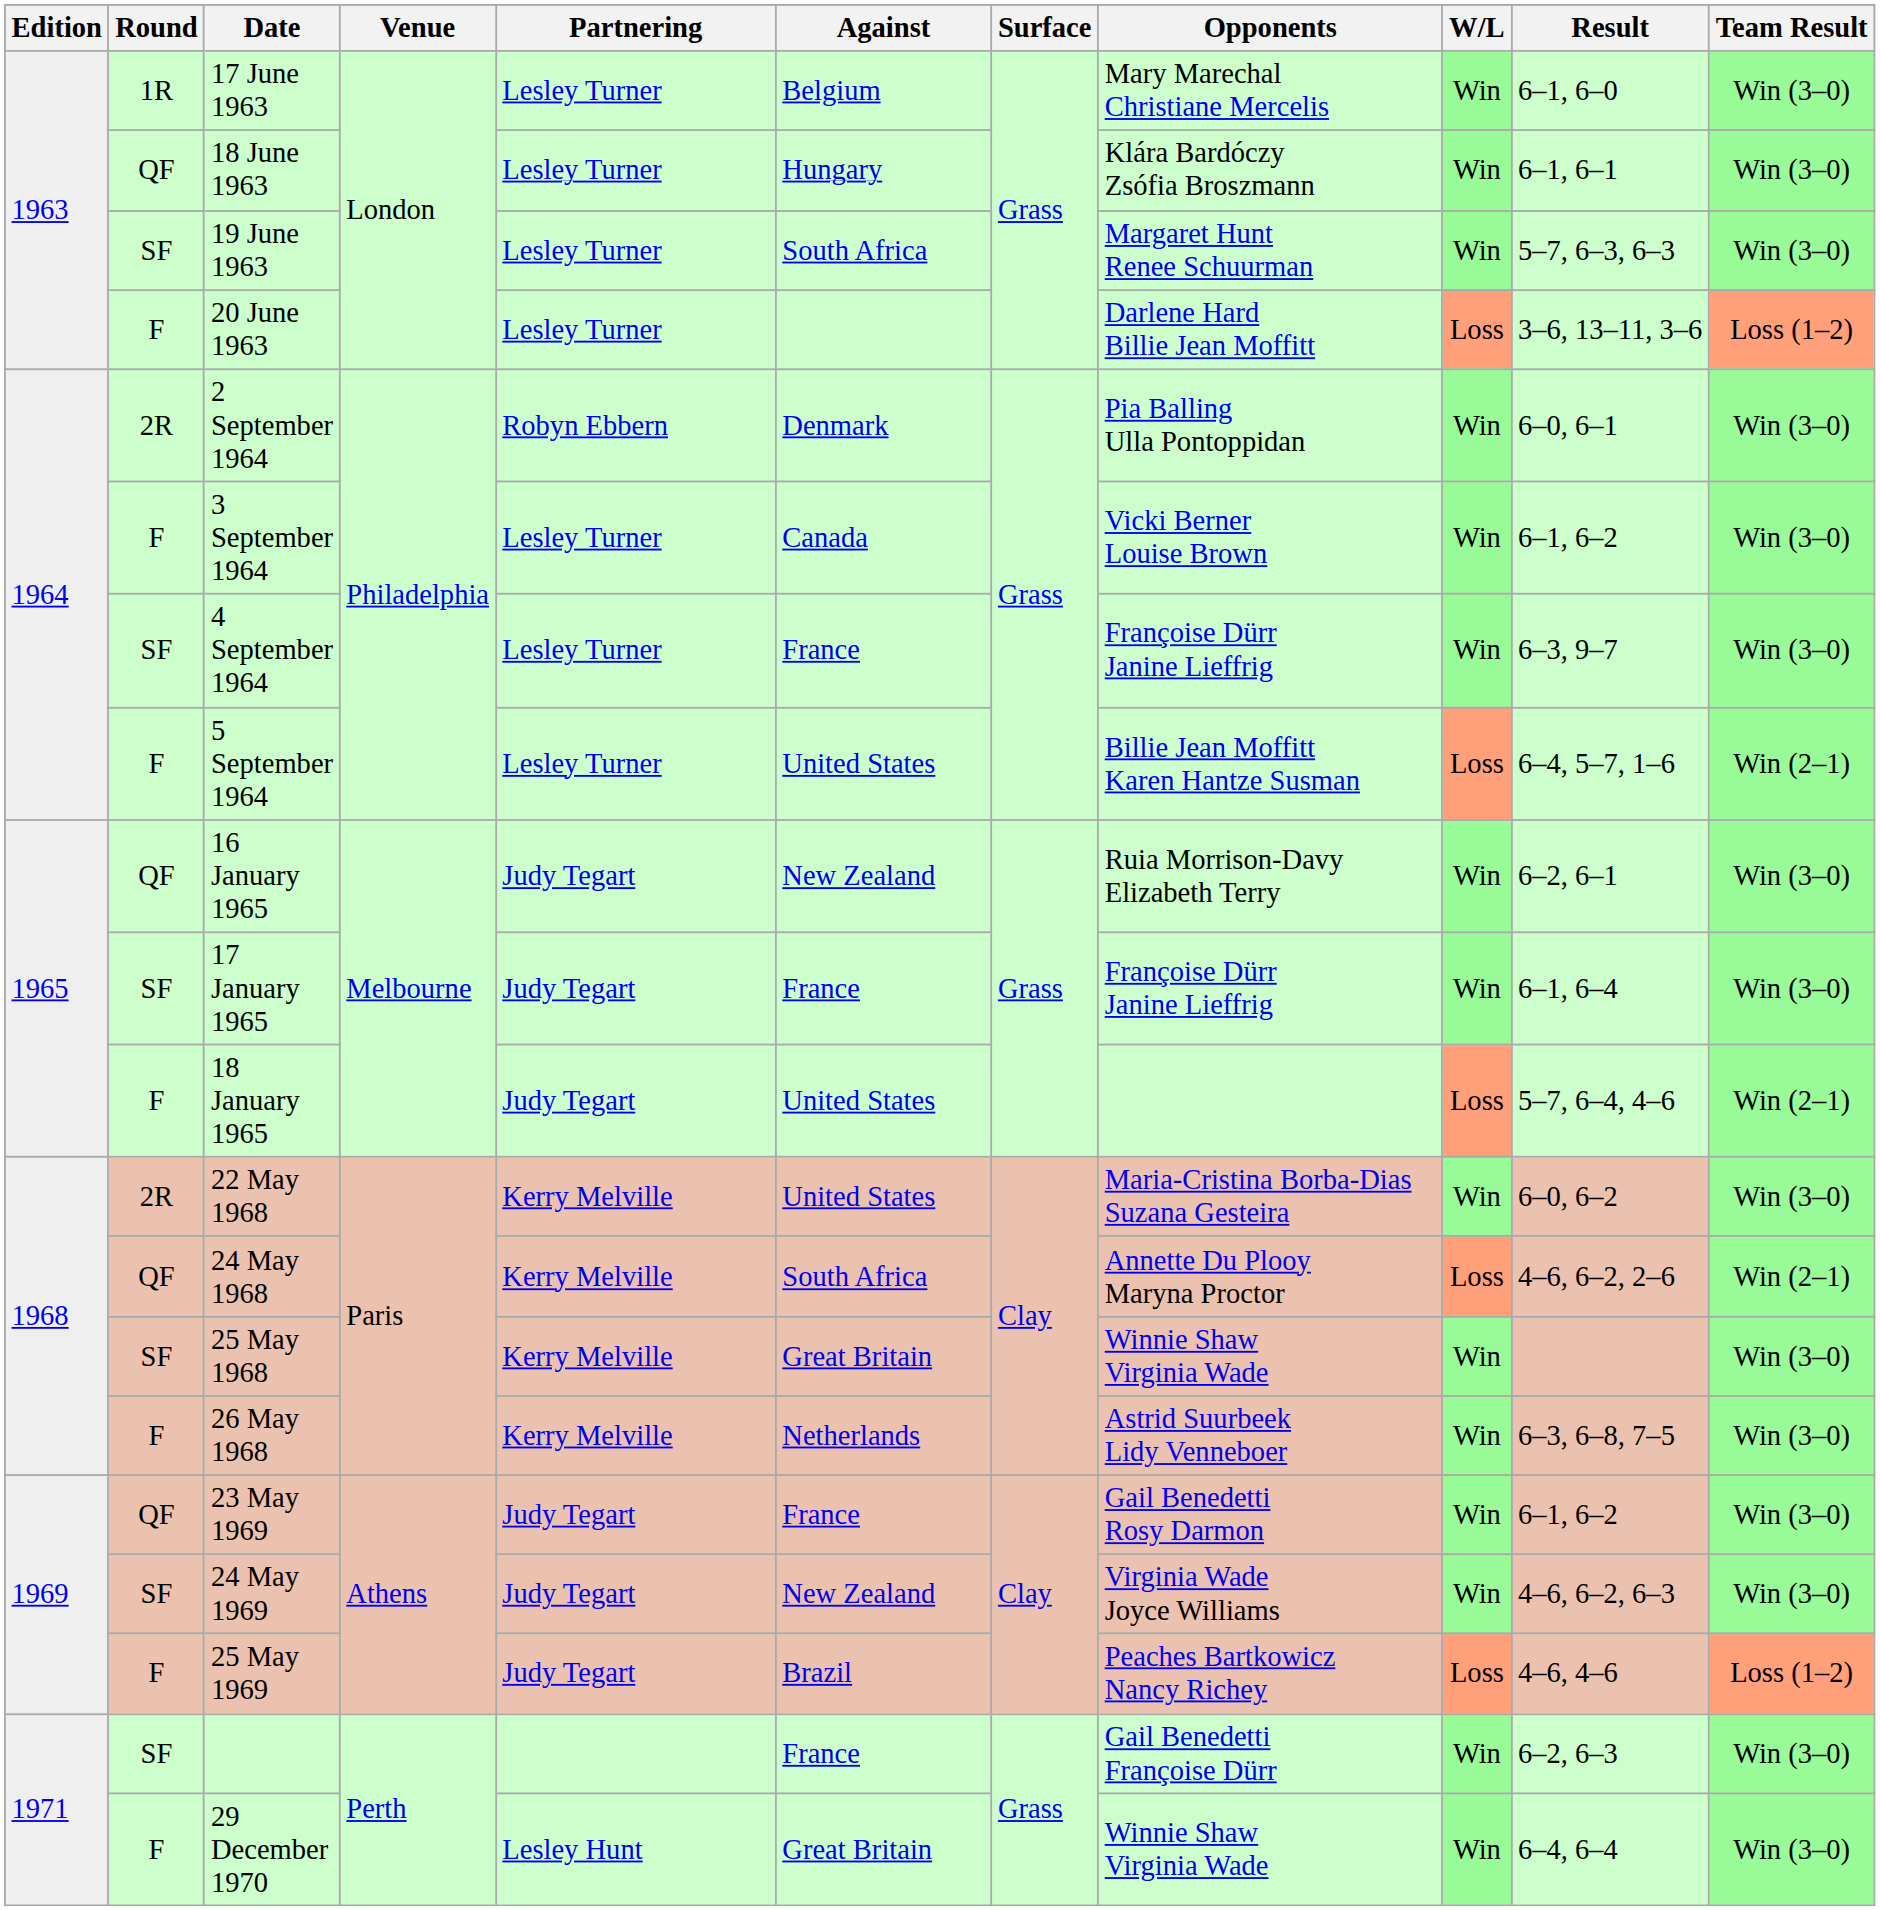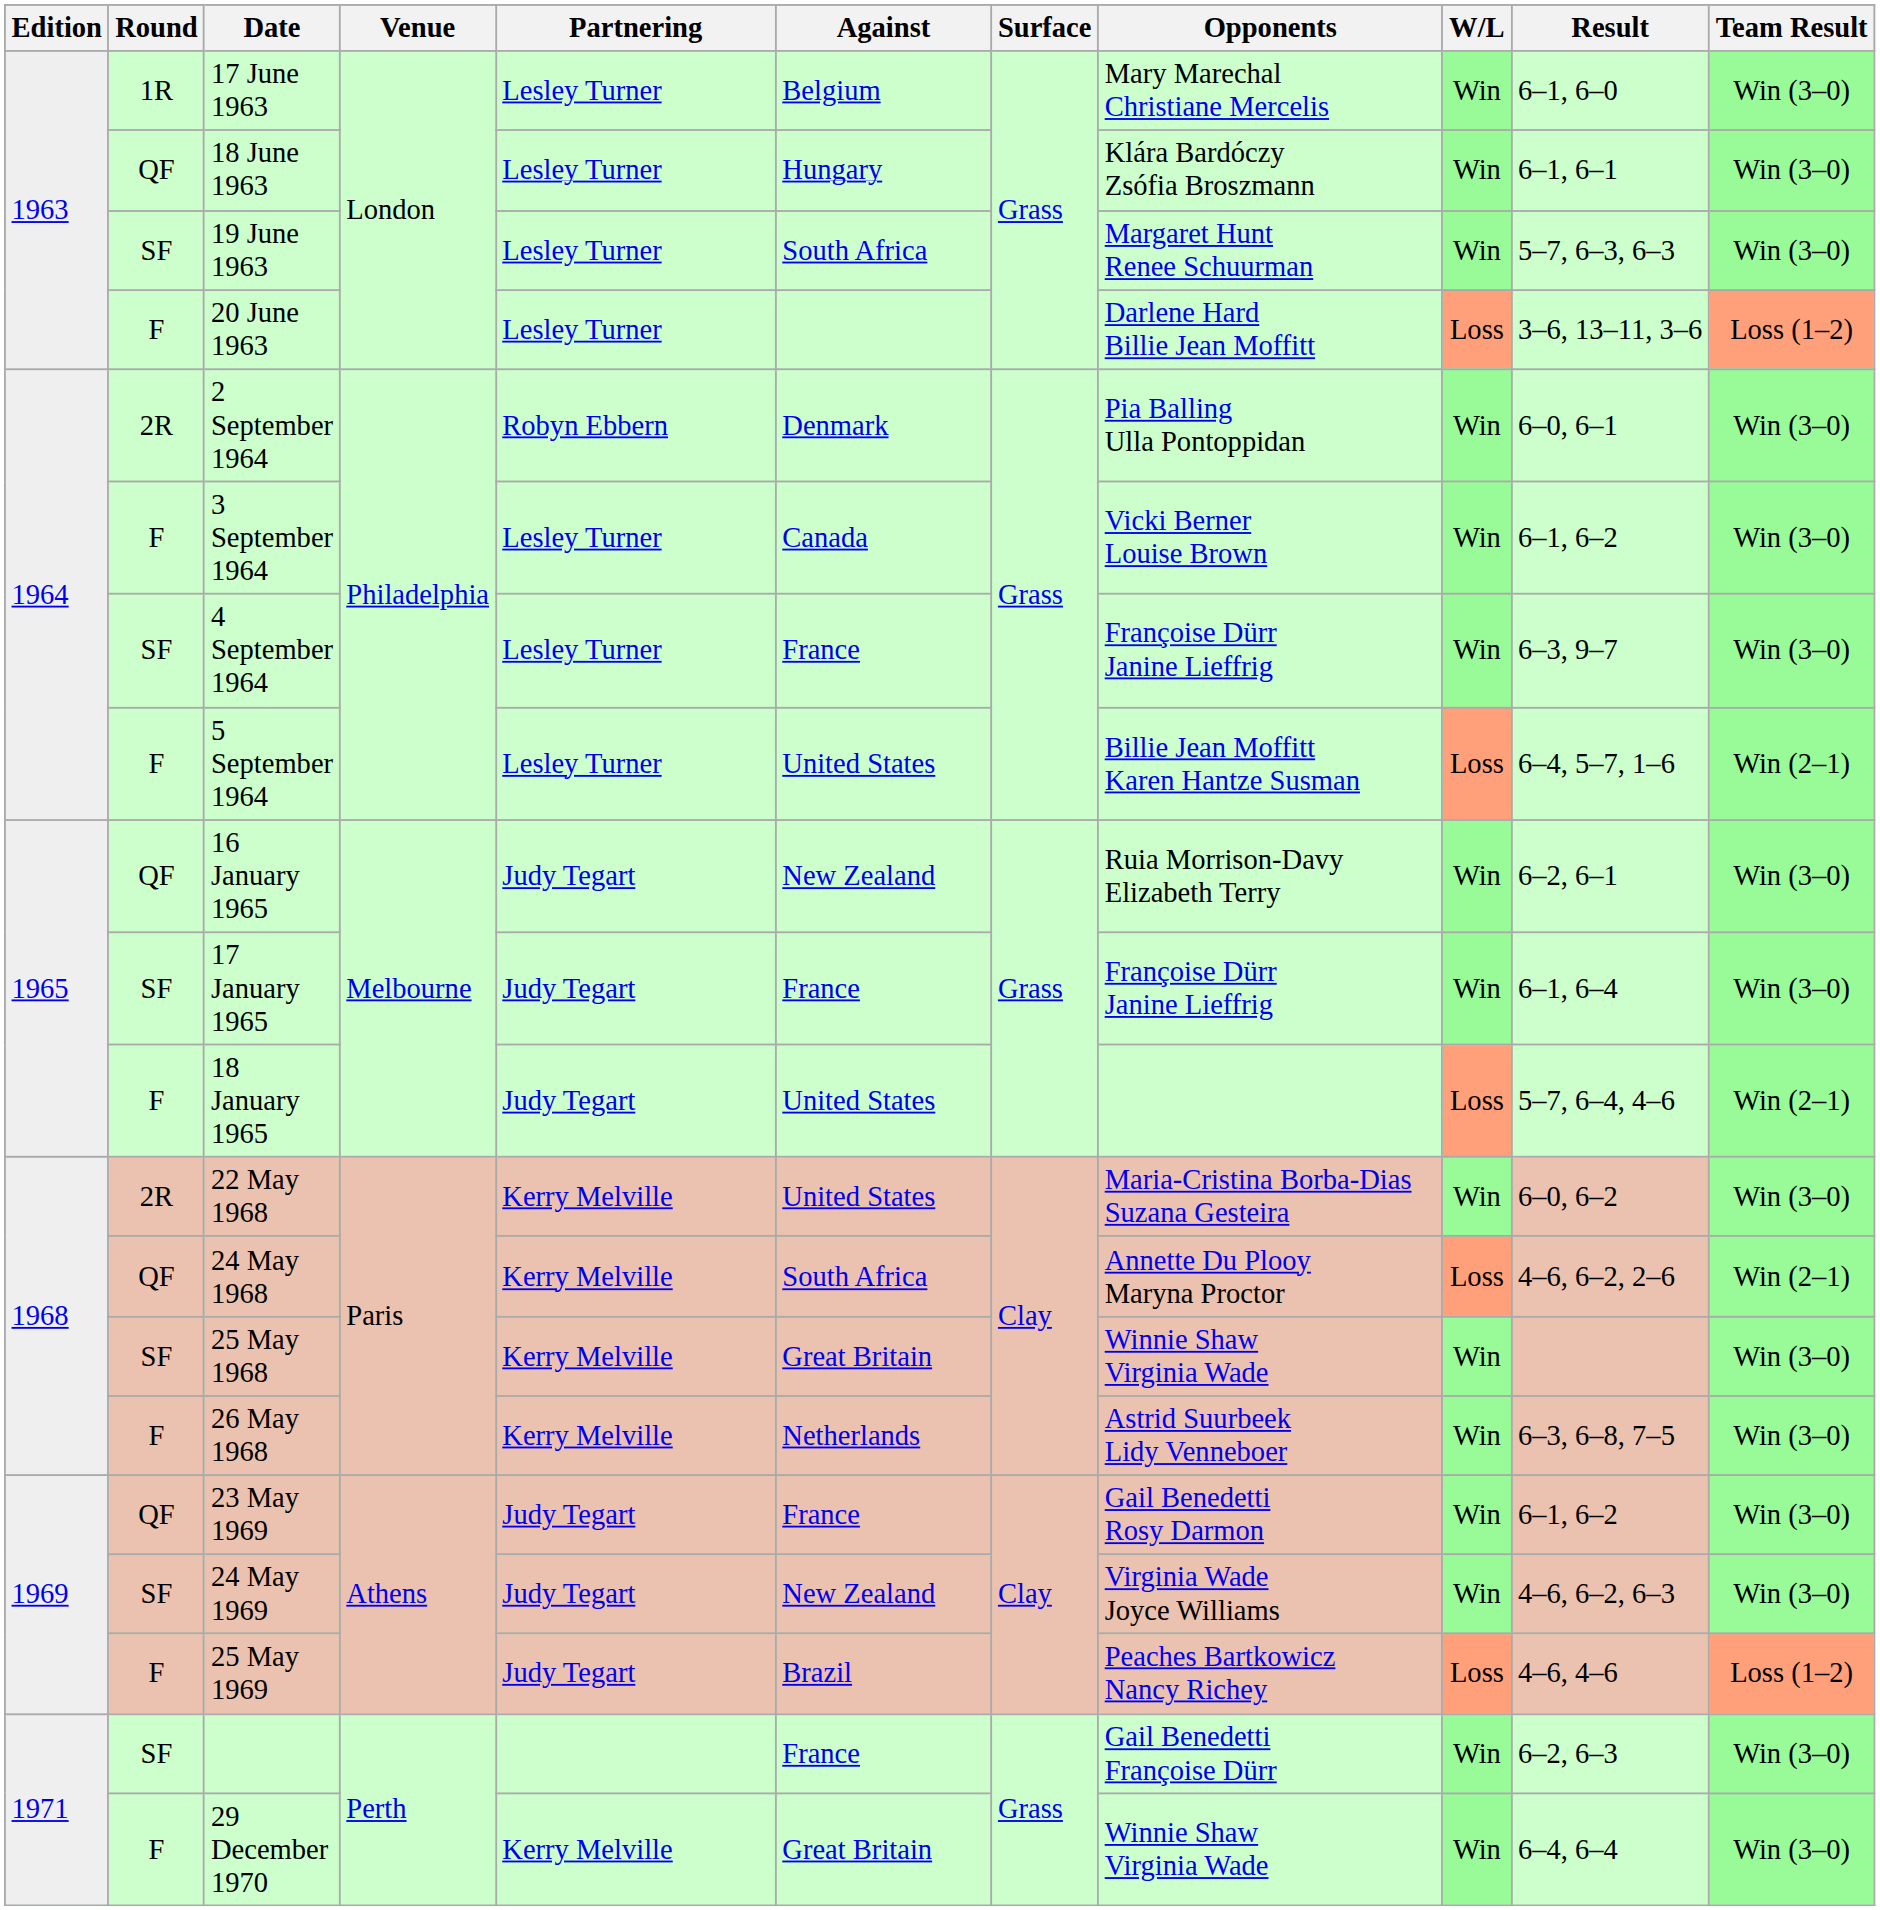(572, 1848) Lesley Hunt -> (587, 1848) Kerry Melville
